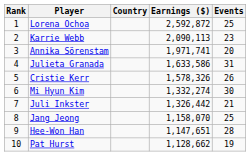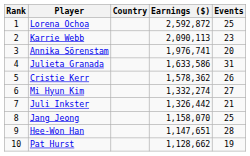(188, 51) 1,971,741 -> (188, 51) 1,976,741
(188, 78) 1,578,326 -> (188, 78) 1,578,362
(229, 91) 30 -> (229, 91) 27
